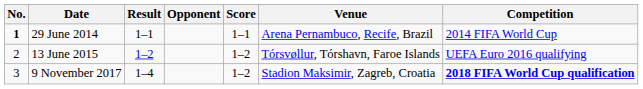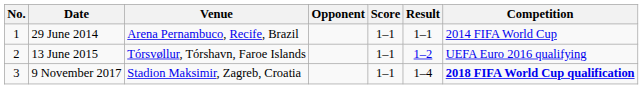columns swapped: (351, 14) <-> (144, 14)
(16, 34) bold -> (16, 34) normal
(241, 53) 1–2 -> (385, 53) 1–1
(241, 73) 1–2 -> (385, 73) 1–1
